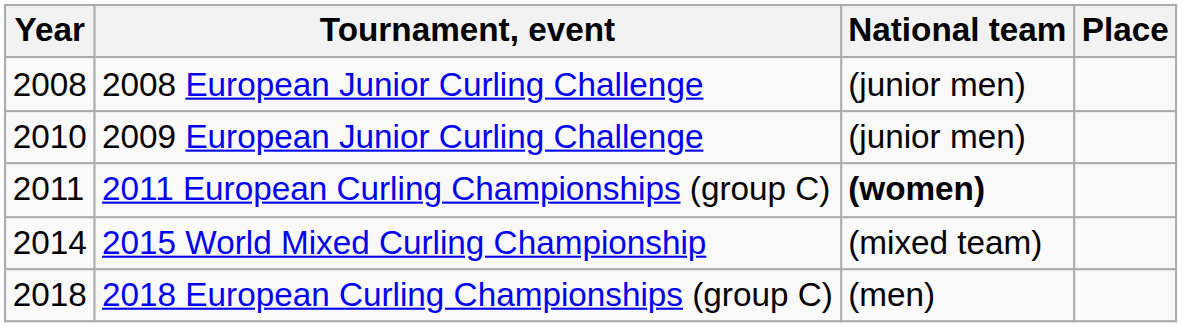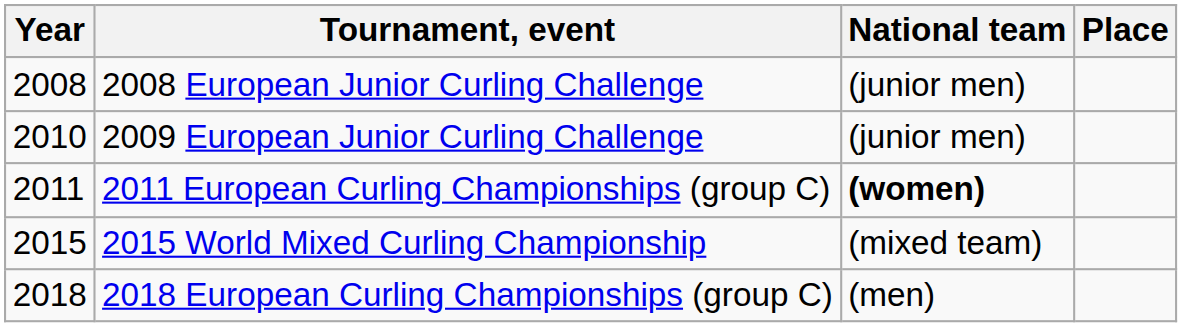(50, 242) 2014 -> (50, 242) 2015
